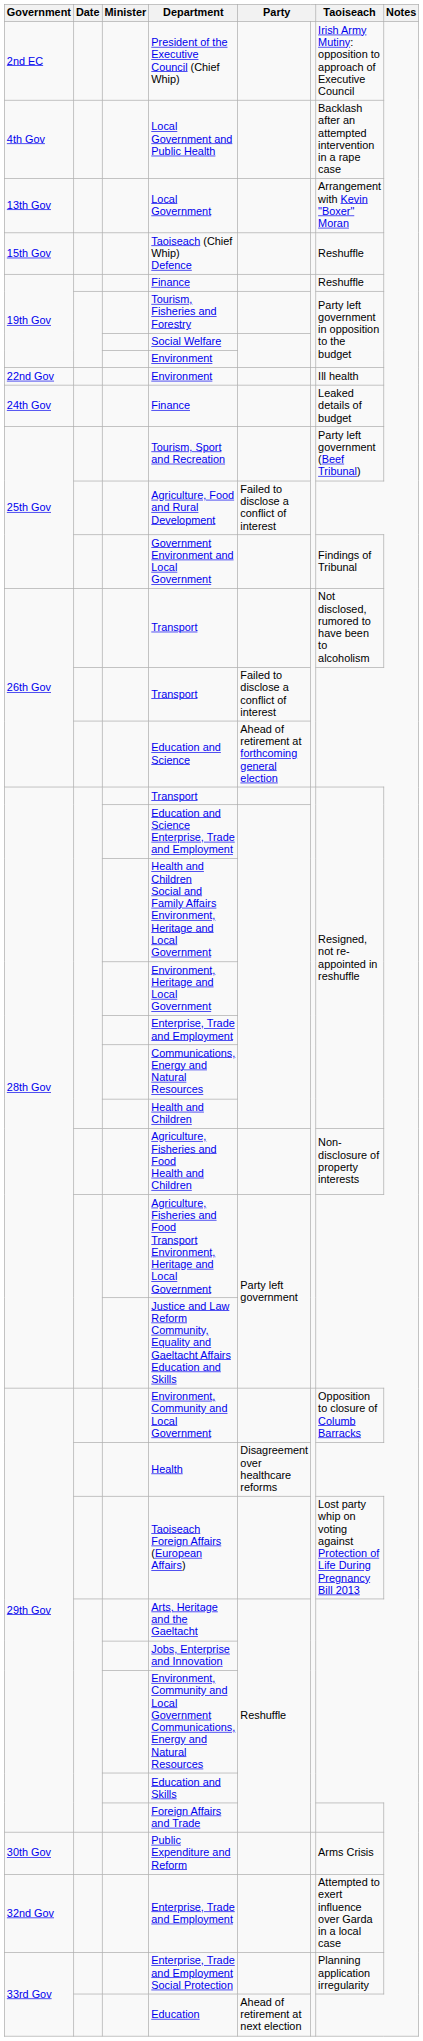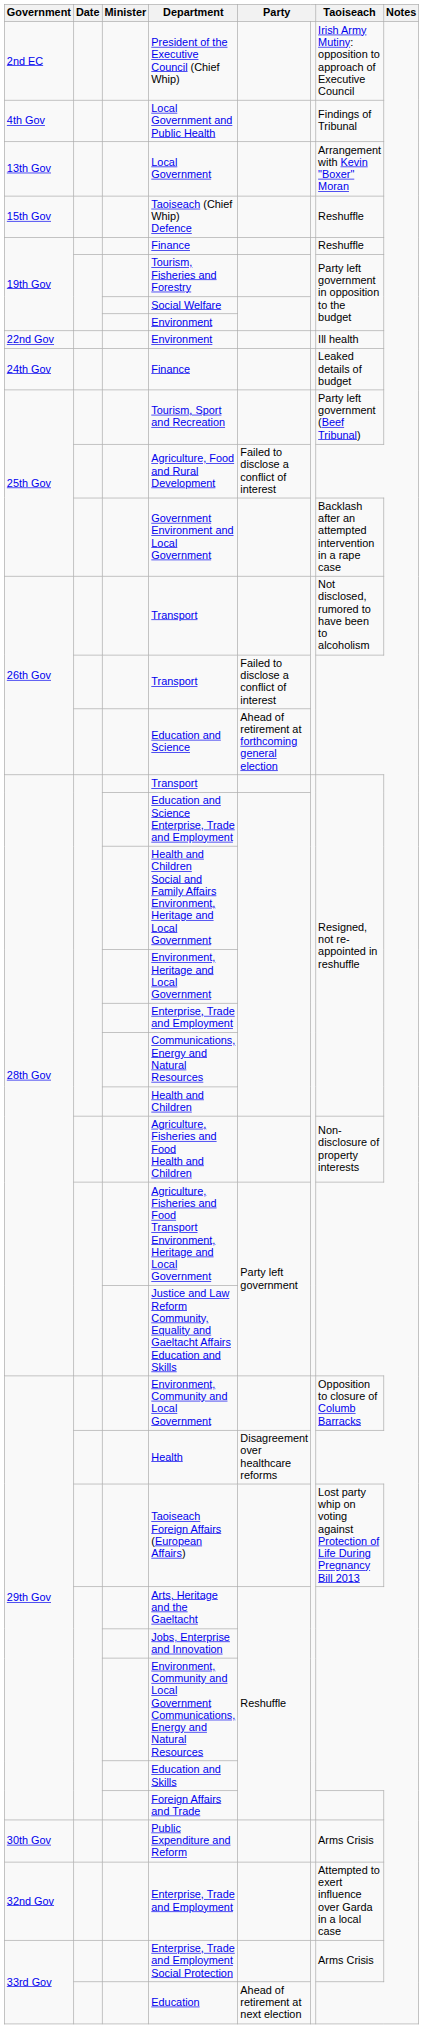(346, 139) Backlash after an attempted intervention in a rape case -> (345, 121) Findings of Tribunal
(345, 561) Findings of Tribunal -> (346, 537) Backlash after an attempted intervention in a rape case
(344, 1973) Planning application irregularity -> (346, 1961) Arms Crisis
